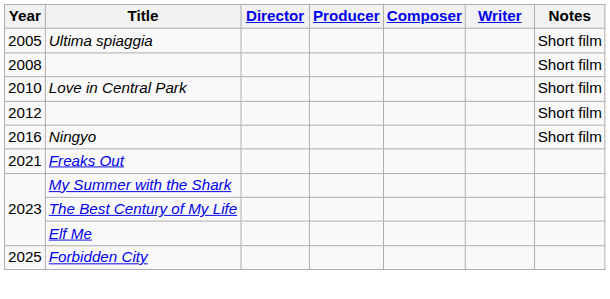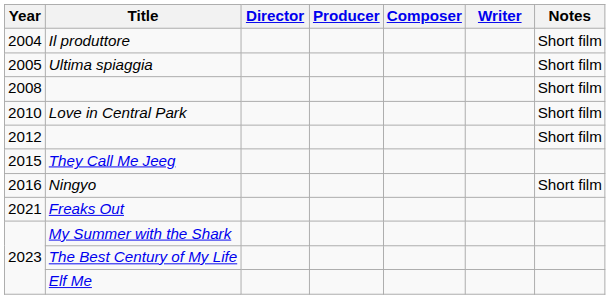+ row: (25, 40)
+ row: (25, 161)
- row: (25, 257)
